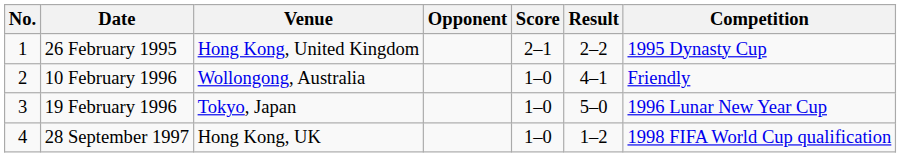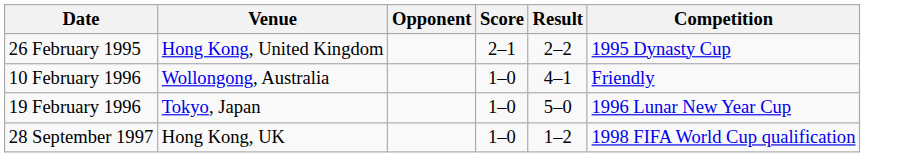- column: (23, 19)
